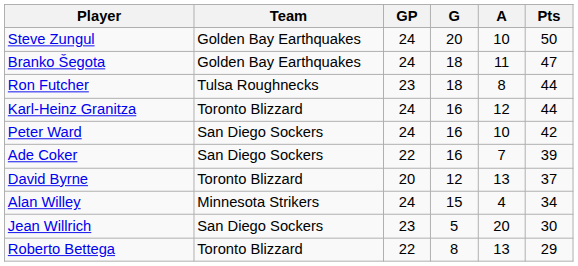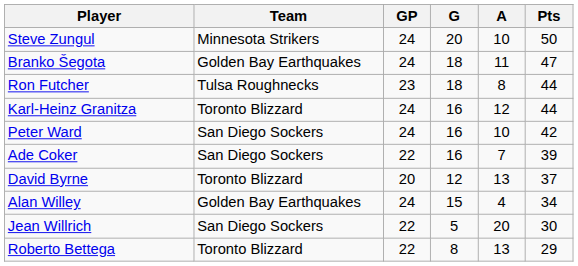(279, 39) Golden Bay Earthquakes -> (258, 39) Minnesota Strikers
(258, 202) Minnesota Strikers -> (279, 202) Golden Bay Earthquakes
(407, 226) 23 -> (407, 226) 22
